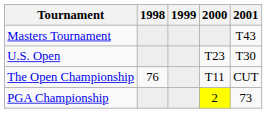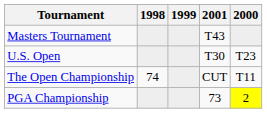columns swapped: (215, 15) <-> (246, 15)
(153, 77) 76 -> (153, 77) 74
